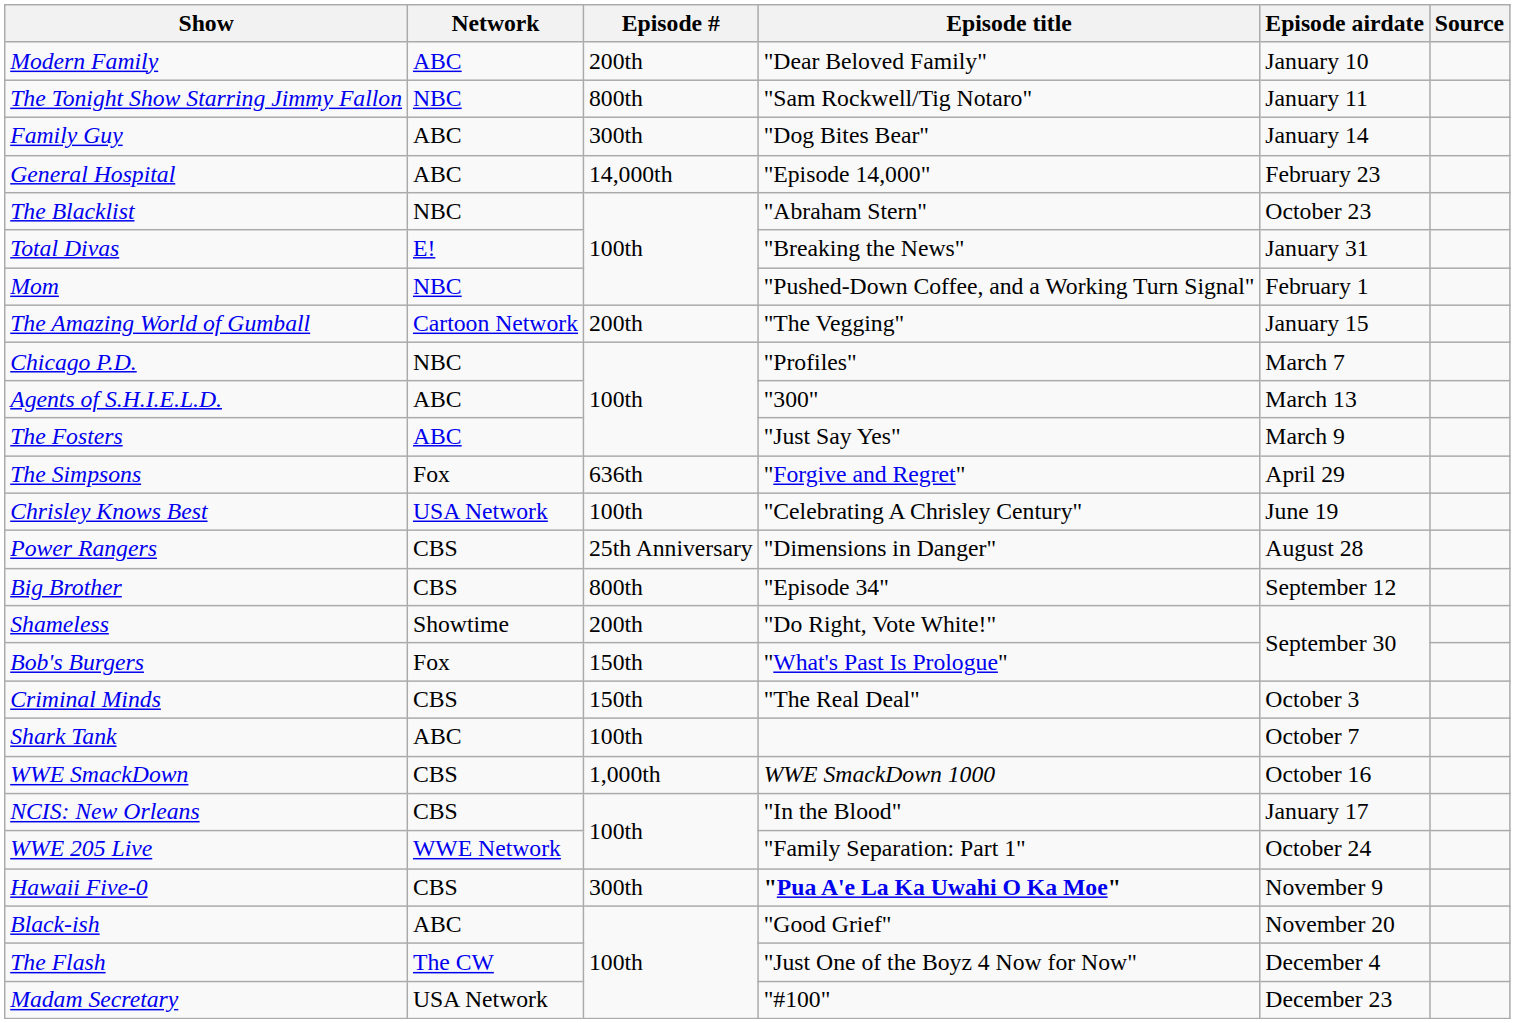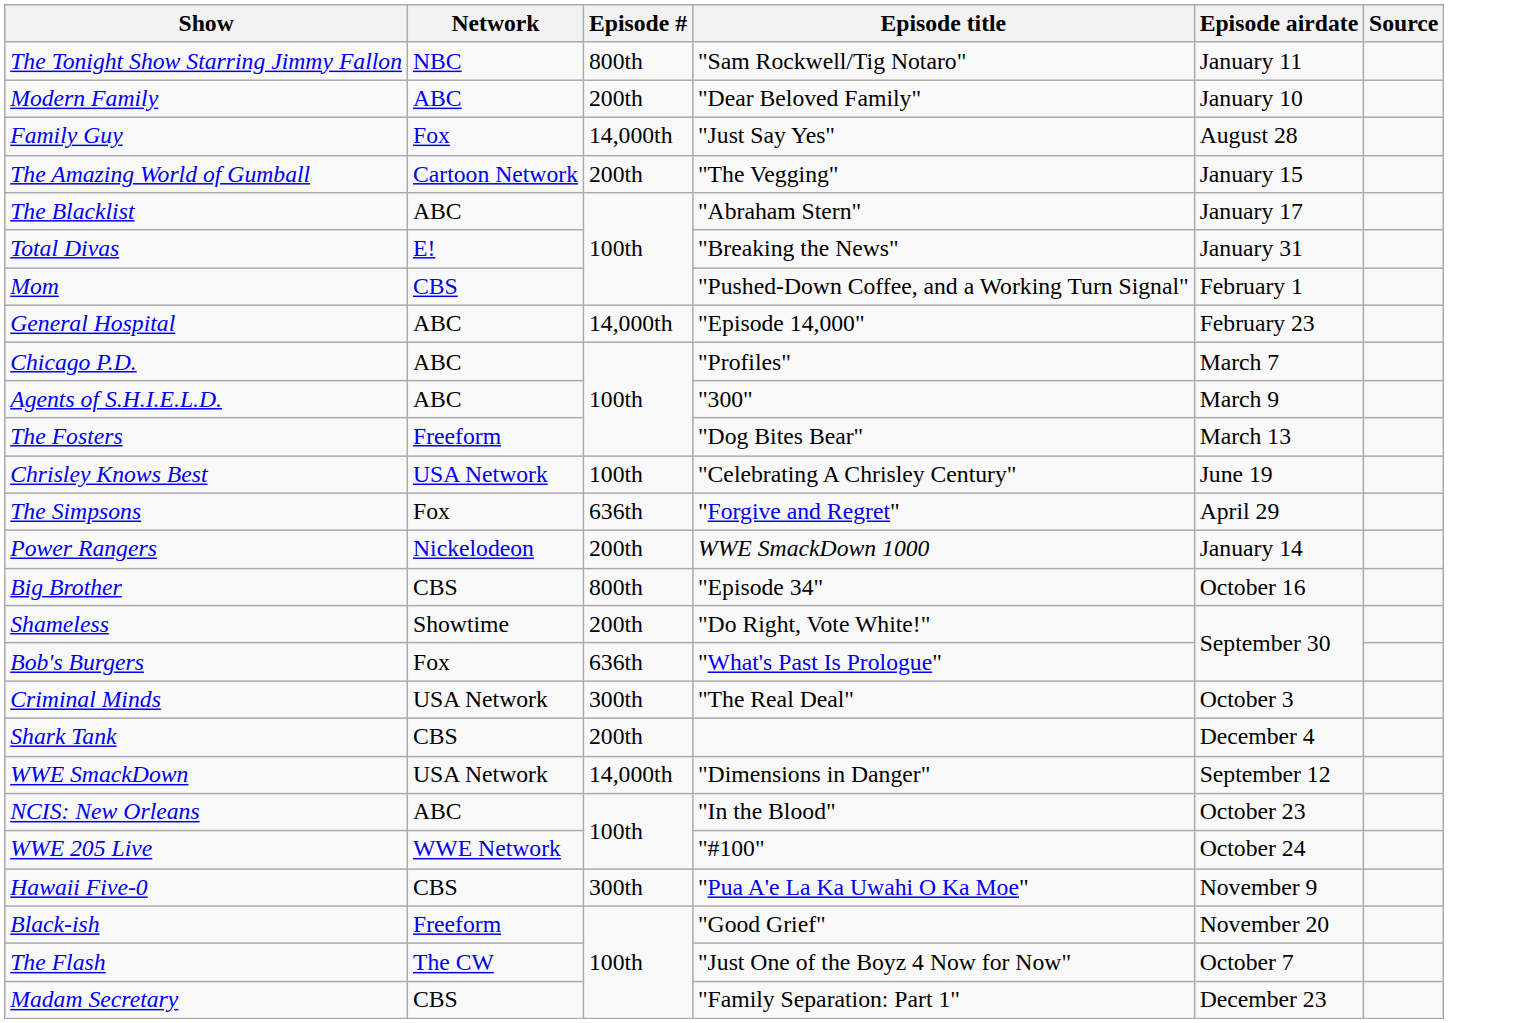rows swapped: (84, 60) <-> (206, 98)
(437, 135) ABC -> (431, 135) Fox
(616, 135) 300th -> (631, 135) 14,000th
(846, 135) "Dog Bites Bear" -> (766, 135) "Just Say Yes"
(1317, 135) January 14 -> (1249, 135) August 28
rows swapped: (160, 323) <-> (93, 173)
(437, 211) NBC -> (437, 211) ABC
(1318, 211) October 23 -> (1251, 211) January 17
(437, 286) NBC -> (435, 286) CBS
(437, 361) NBC -> (437, 361) ABC
(1311, 398) March 13 -> (1239, 398) March 9
(437, 436) ABC -> (457, 436) Freeform
(832, 436) "Just Say Yes" -> (781, 436) "Dog Bites Bear"
(1305, 436) March 9 -> (1245, 436) March 13
rows swapped: (76, 473) <-> (109, 511)
(435, 549) CBS -> (473, 549) Nickelodeon
(671, 549) 25th Anniversary -> (616, 549) 200th
(880, 549) "Dimensions in Danger" -> (814, 549) WWE SmackDown 1000
(1314, 549) August 28 -> (1251, 549) January 14
(1331, 586) September 12 -> (1253, 586) October 16
(616, 661) 150th -> (616, 661) 636th
(435, 699) CBS -> (480, 699) USA Network
(616, 699) 150th -> (616, 699) 300th
(437, 736) ABC -> (435, 736) CBS
(616, 736) 100th -> (616, 736) 200th
(1312, 736) October 7 -> (1257, 736) December 4
(435, 774) CBS -> (480, 774) USA Network
(625, 774) 1,000th -> (631, 774) 14,000th
(879, 774) WWE SmackDown 1000 -> (814, 774) "Dimensions in Danger"
(1318, 774) October 16 -> (1265, 774) September 12
(435, 811) CBS -> (437, 811) ABC
(1317, 811) January 17 -> (1253, 811) October 23
(895, 849) "Family Separation: Part 1" -> (731, 849) "#100"
(942, 887) bold -> (863, 887) normal
(437, 924) ABC -> (457, 924) Freeform
(1323, 962) December 4 -> (1247, 962) October 7
(480, 999) USA Network -> (435, 999) CBS
(797, 999) "#100" -> (829, 999) "Family Separation: Part 1"
